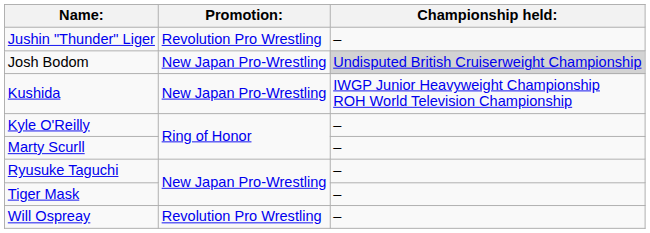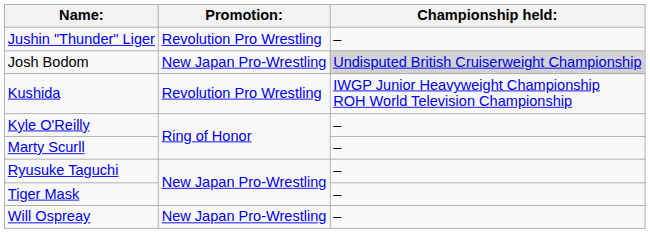(244, 93) New Japan Pro-Wrestling -> (242, 93) Revolution Pro Wrestling
(242, 217) Revolution Pro Wrestling -> (244, 217) New Japan Pro-Wrestling
